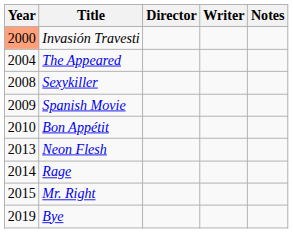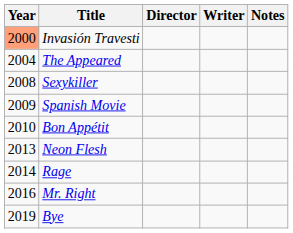(22, 194) 2015 -> (22, 194) 2016
